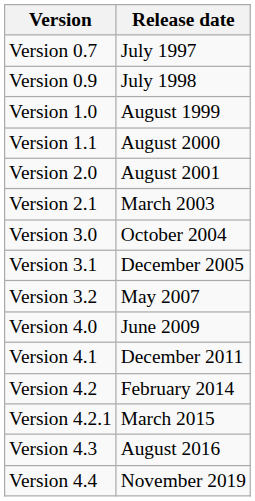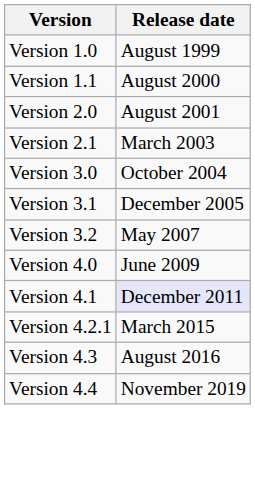- row: (53, 50)
- row: (53, 81)
(182, 357) no background -> (182, 296) lavender background
- row: (53, 388)
